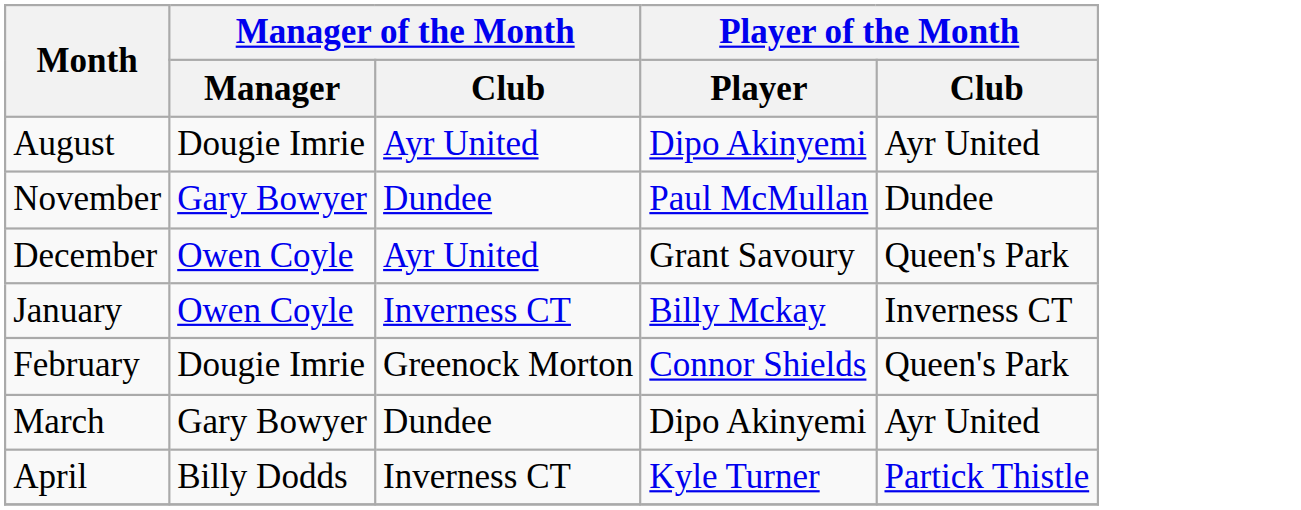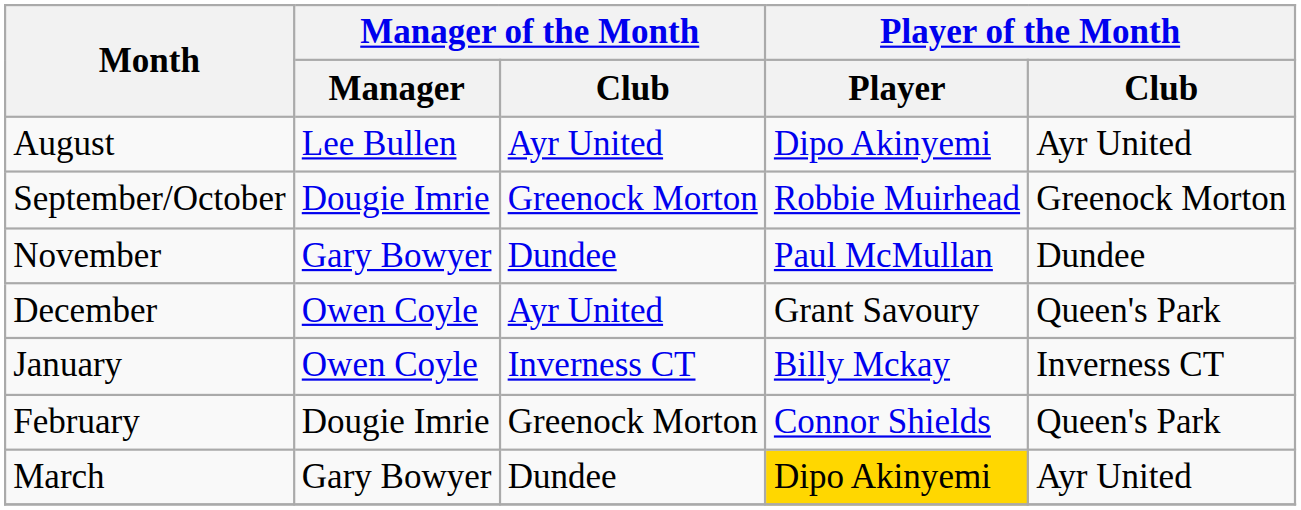(271, 143) Dougie Imrie -> (379, 143) Lee Bullen
+ row: (149, 198)
(758, 421) no background -> (882, 476) gold background
- row: (50, 476)
